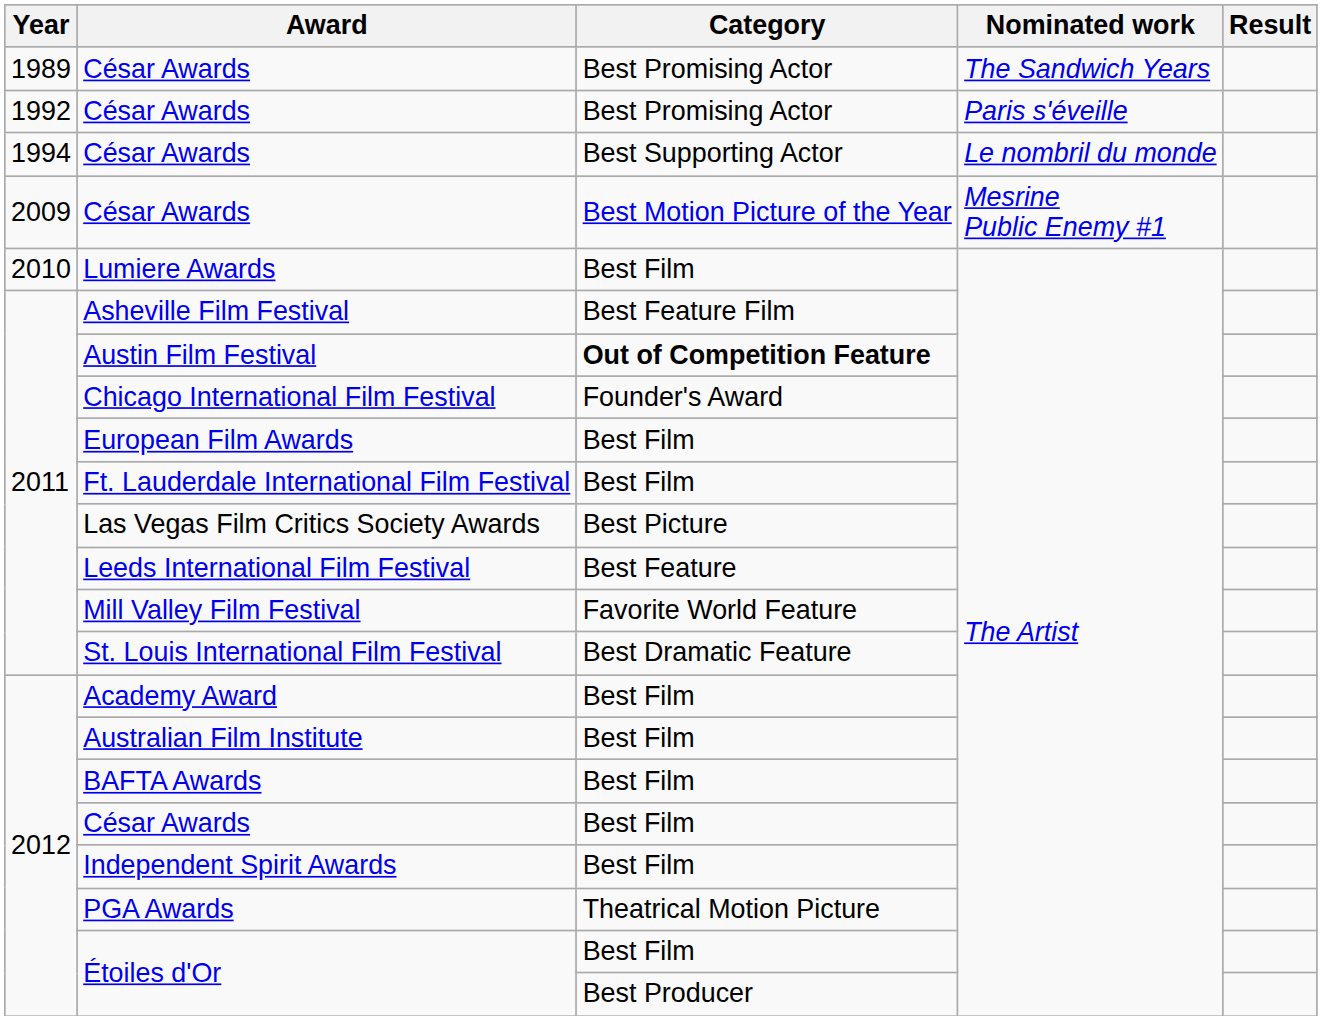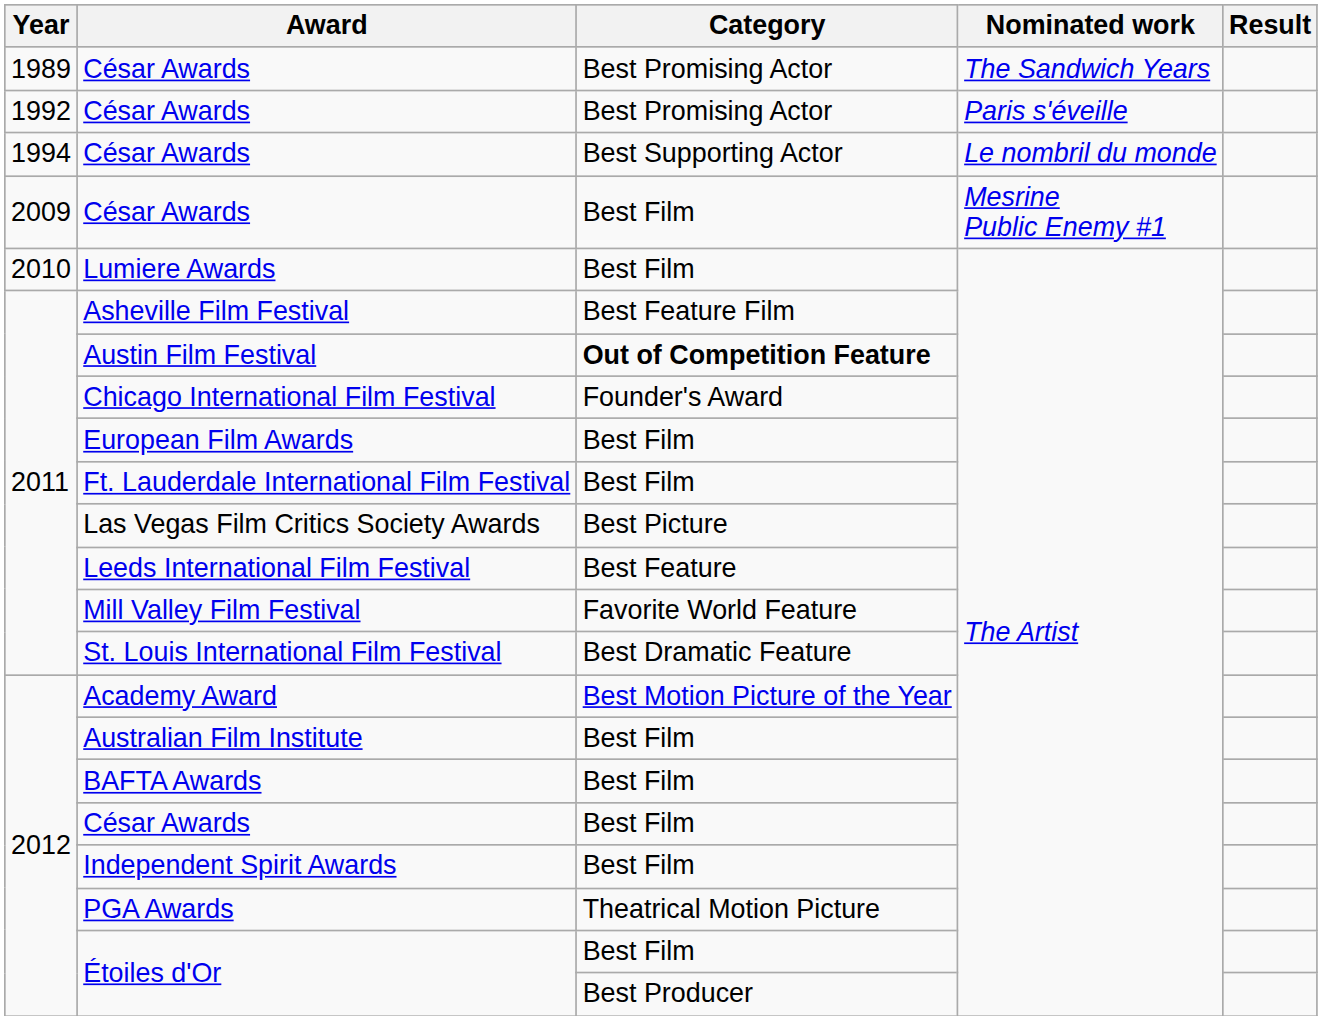(767, 211) Best Motion Picture of the Year -> (639, 211) Best Film
(639, 695) Best Film -> (767, 695) Best Motion Picture of the Year
